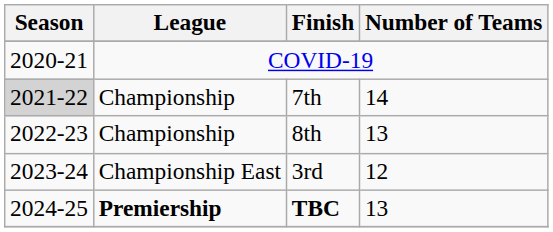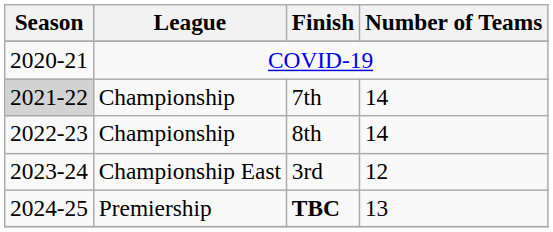(377, 134) 13 -> (377, 134) 14
(160, 208) bold -> (155, 208) normal
